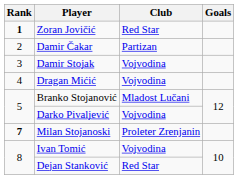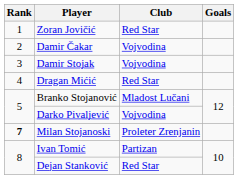(19, 30) bold -> (19, 30) normal
(139, 47) Partizan -> (144, 47) Vojvodina
(144, 81) Vojvodina -> (140, 81) Red Star
(144, 149) Vojvodina -> (139, 149) Partizan
